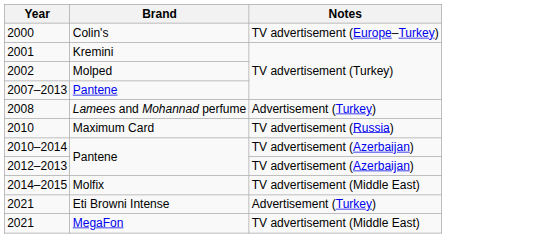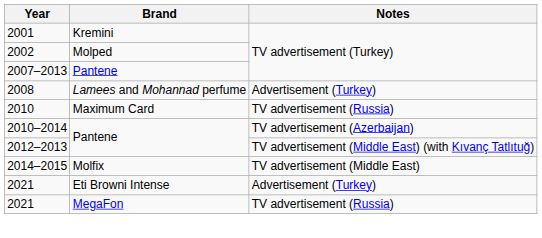- row: (20, 33)
(333, 166) TV advertisement (Azerbaijan) -> (393, 147) TV advertisement (Middle East) (with Kıvanç Tatlıtuğ)
(336, 223) TV advertisement (Middle East) -> (323, 204) TV advertisement (Russia)
